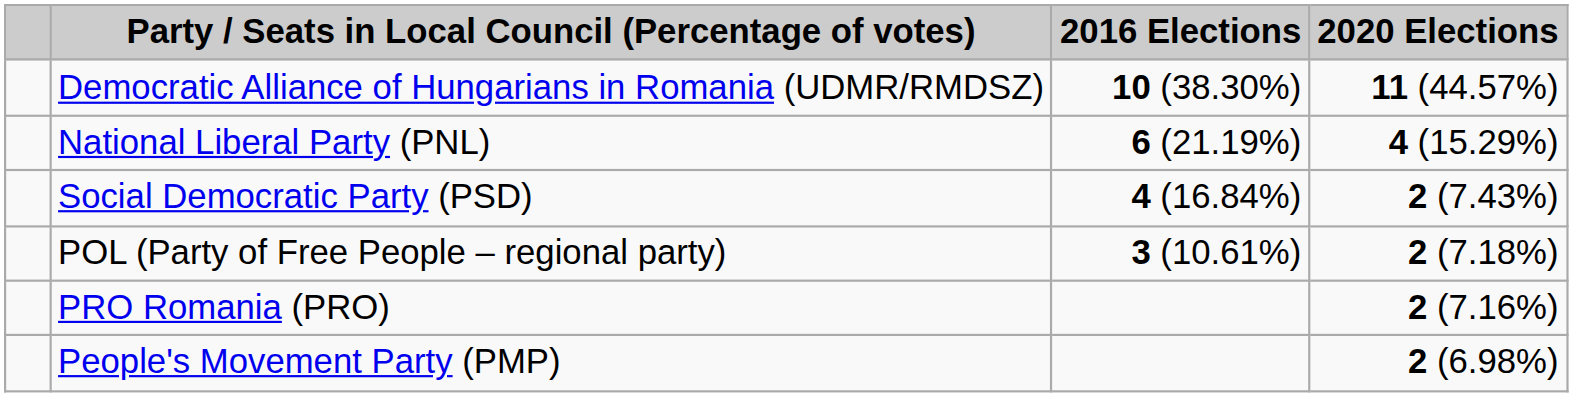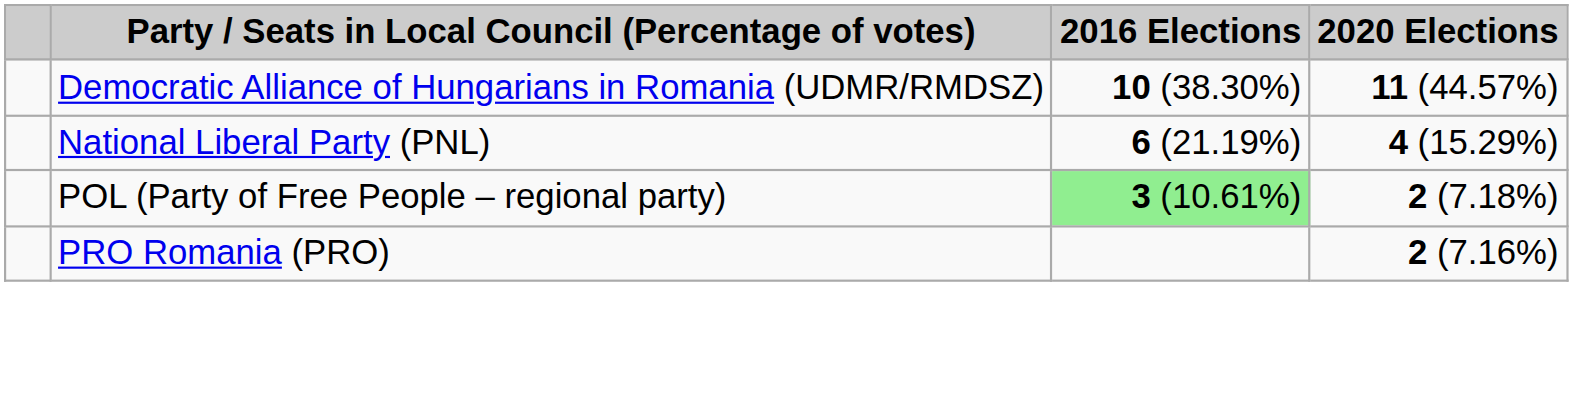- row: (295, 197)
(1216, 252) no background -> (1216, 197) lightgreen background
- row: (309, 362)
